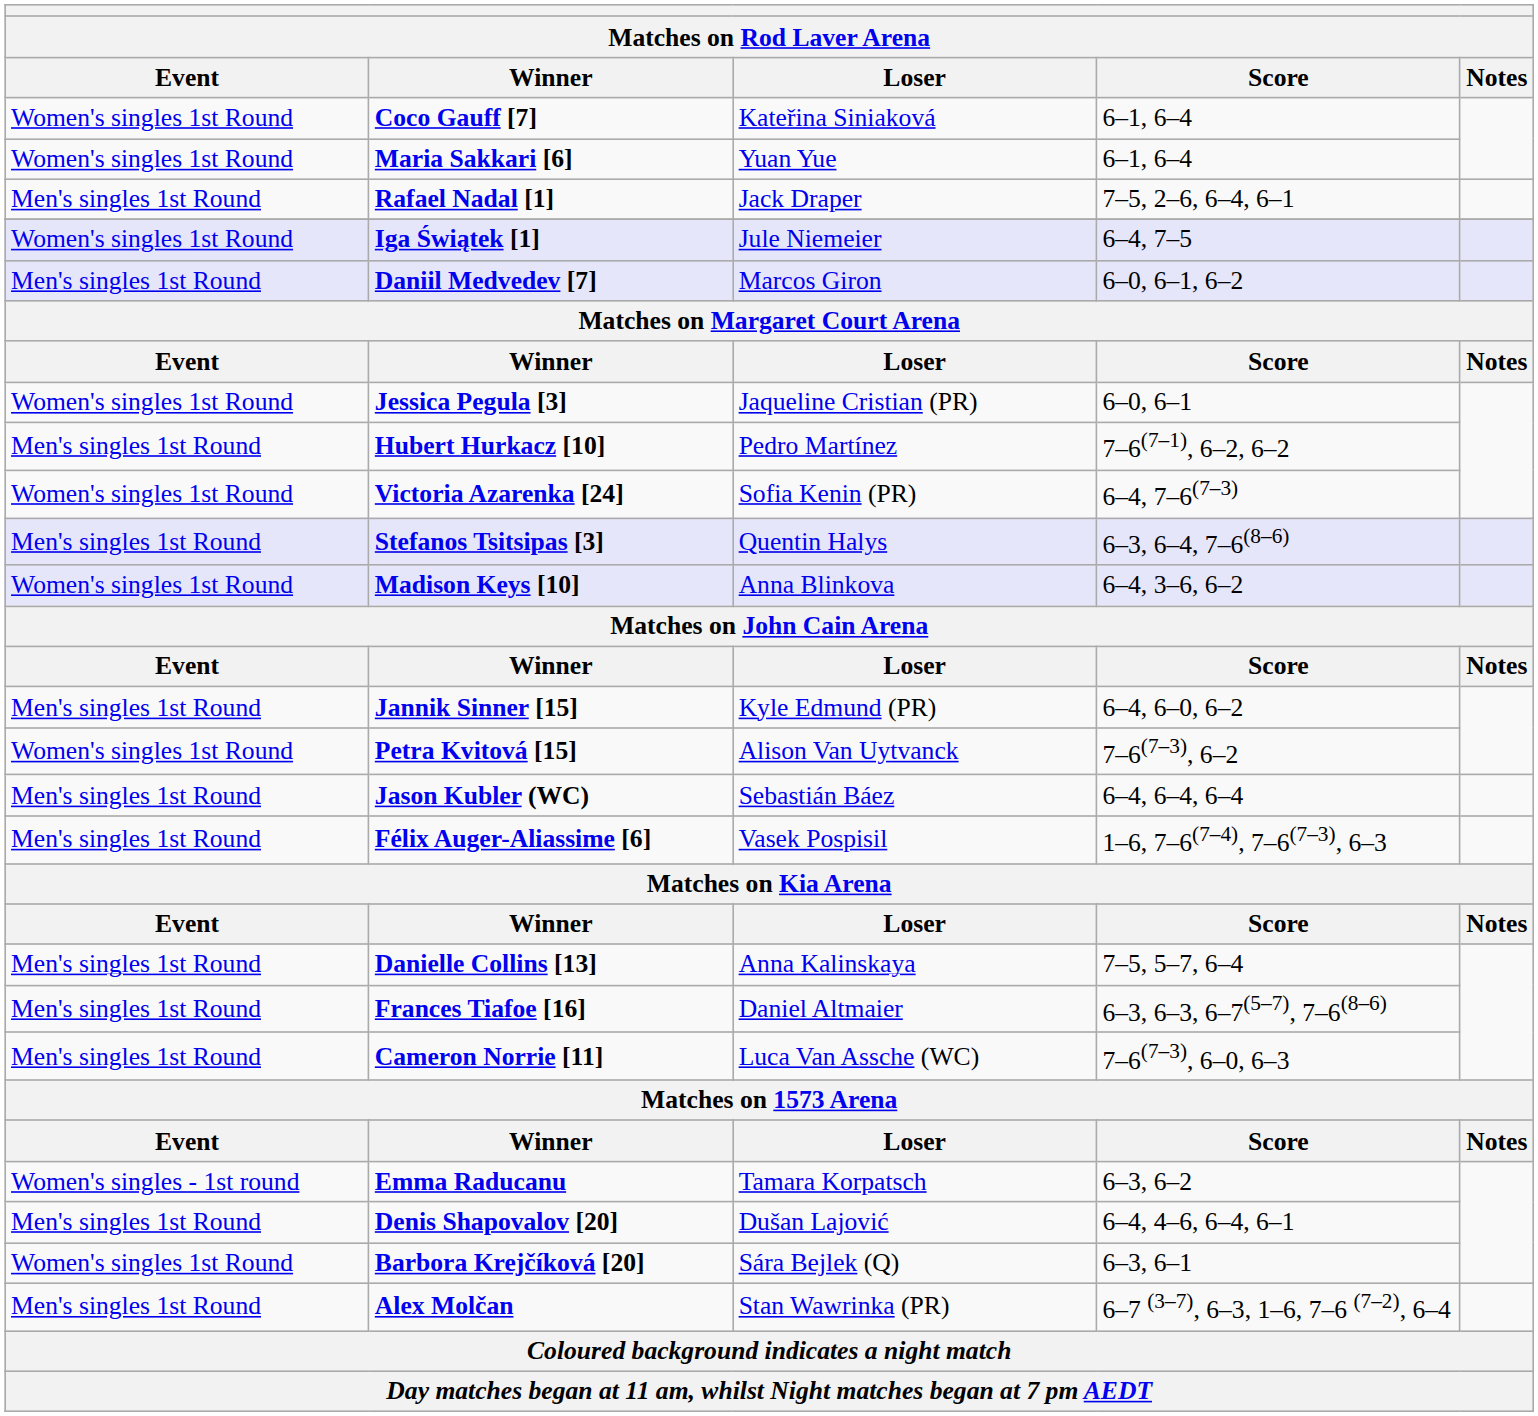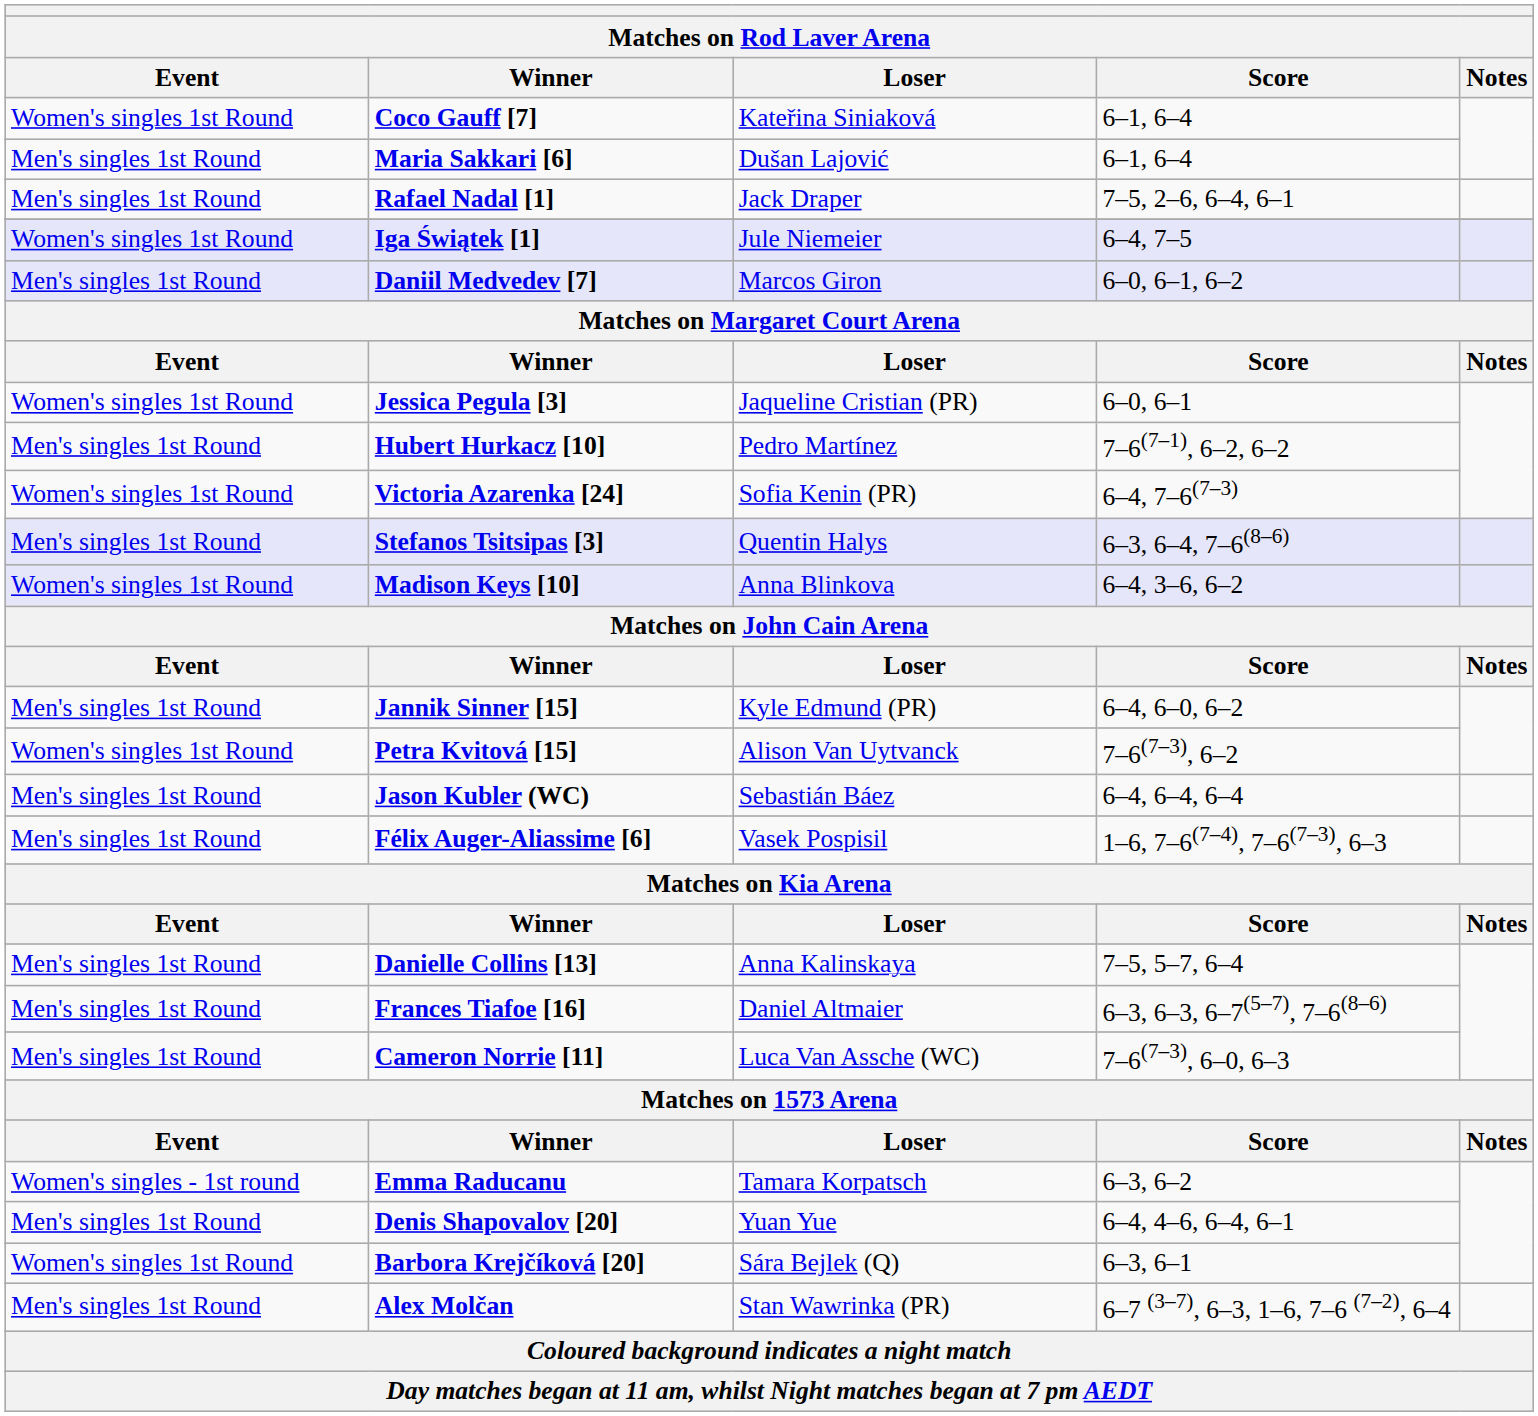(152, 158) Women's singles 1st Round -> (136, 158) Men's singles 1st Round
(788, 158) Yuan Yue -> (814, 158) Dušan Lajović
(814, 1221) Dušan Lajović -> (788, 1221) Yuan Yue
